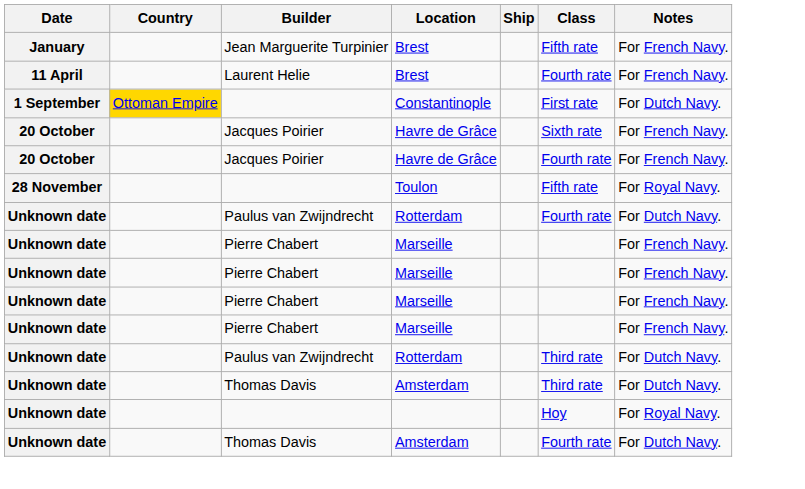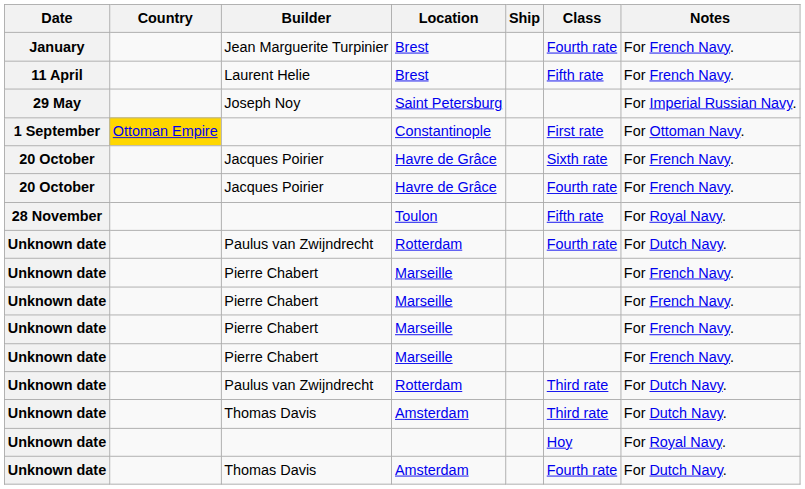(570, 46) Fifth rate -> (582, 46) Fourth rate
(576, 75) Fourth rate -> (575, 75) Fifth rate
+ row: (262, 103)
(670, 103) For Dutch Navy. -> (684, 131) For Ottoman Navy.
